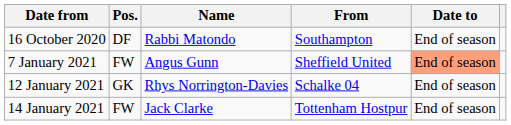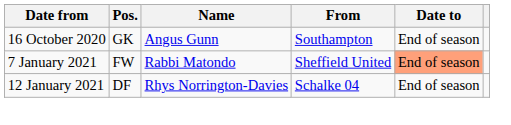(122, 39) DF -> (123, 39) GK
(190, 39) Rabbi Matondo -> (182, 39) Angus Gunn
(182, 62) Angus Gunn -> (190, 62) Rabbi Matondo
(123, 85) GK -> (122, 85) DF
- row: (56, 108)
